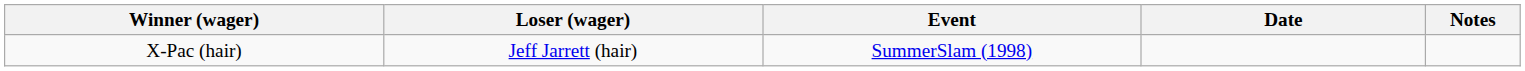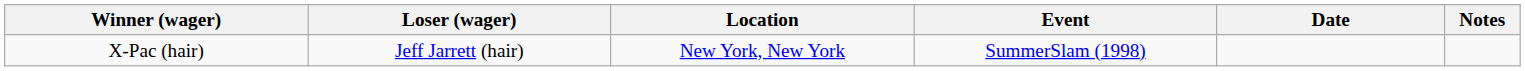+ column: (762, 19)
